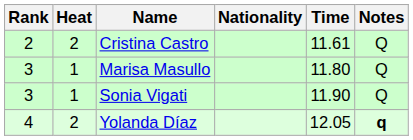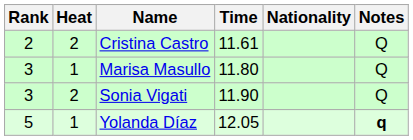columns swapped: (260, 17) <-> (330, 17)
(74, 95) 1 -> (74, 95) 2
(28, 122) 4 -> (28, 122) 5
(74, 122) 2 -> (74, 122) 1
